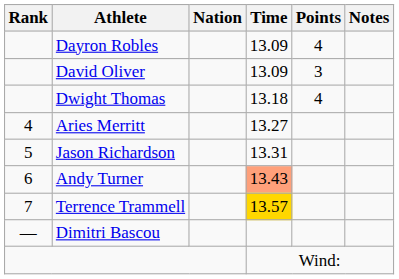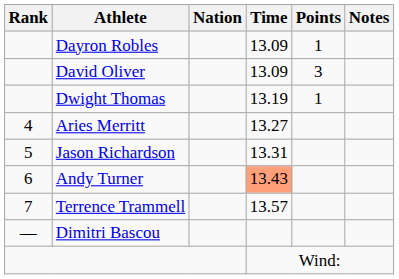(318, 44) 4 -> (318, 44) 1
(269, 98) 13.18 -> (269, 98) 13.19
(318, 98) 4 -> (318, 98) 1
(269, 206) gold background -> (269, 206) no background
